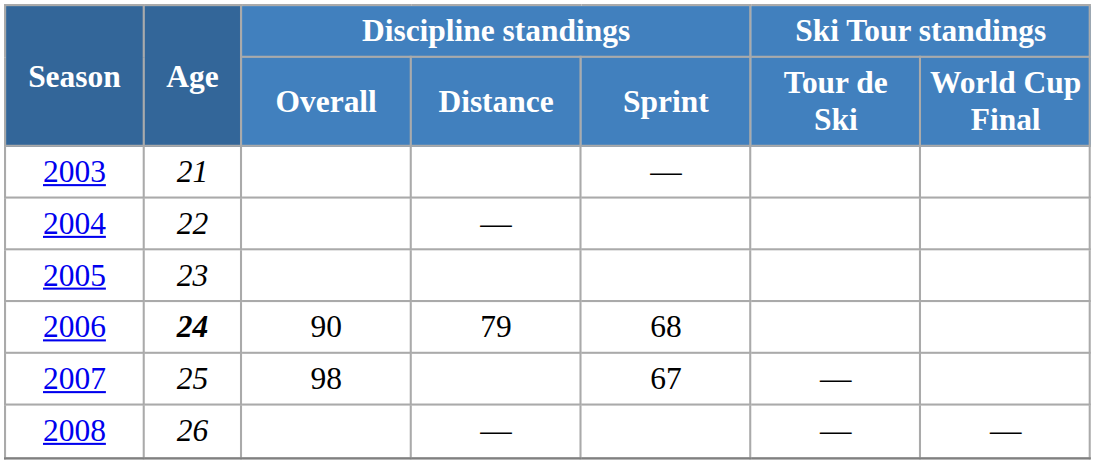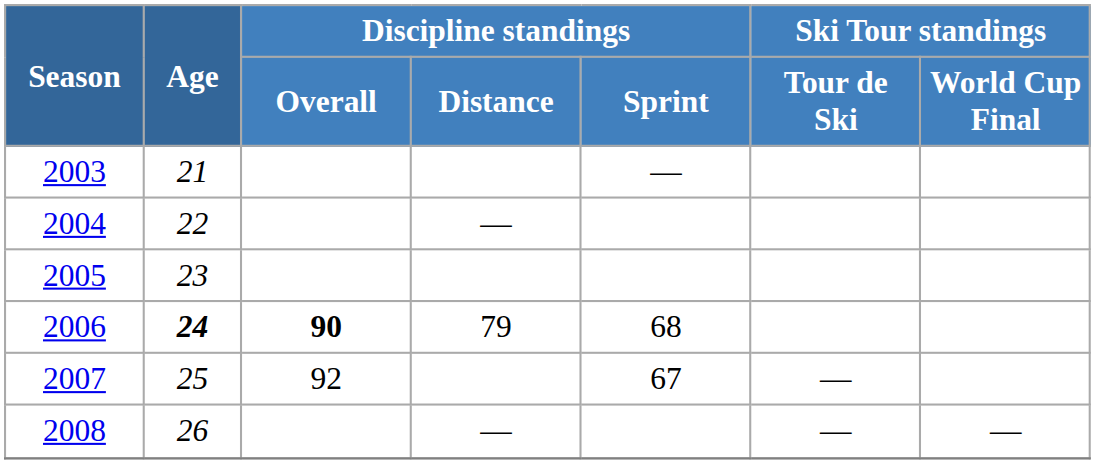(326, 327) normal -> (326, 327) bold
(326, 379) 98 -> (326, 379) 92
